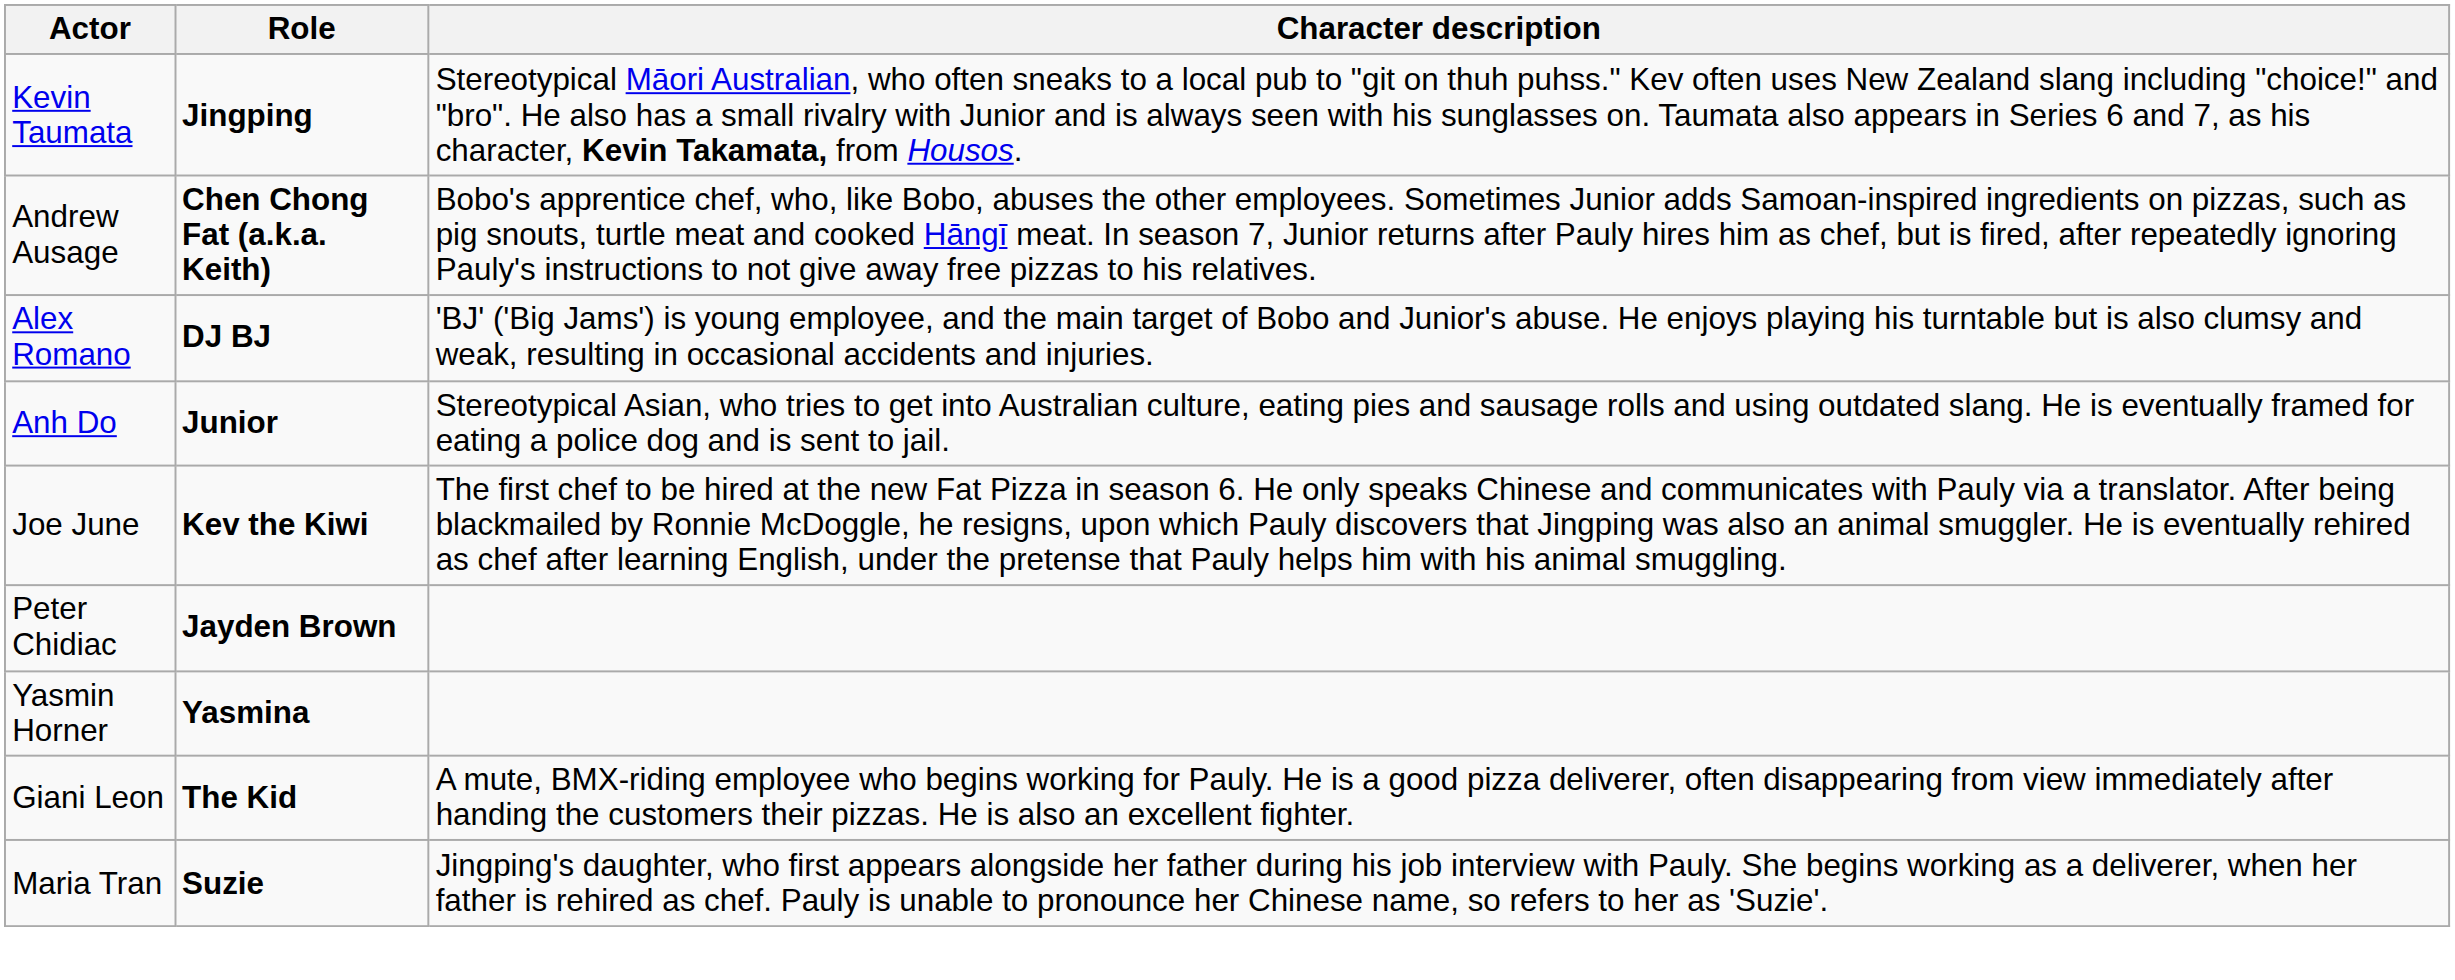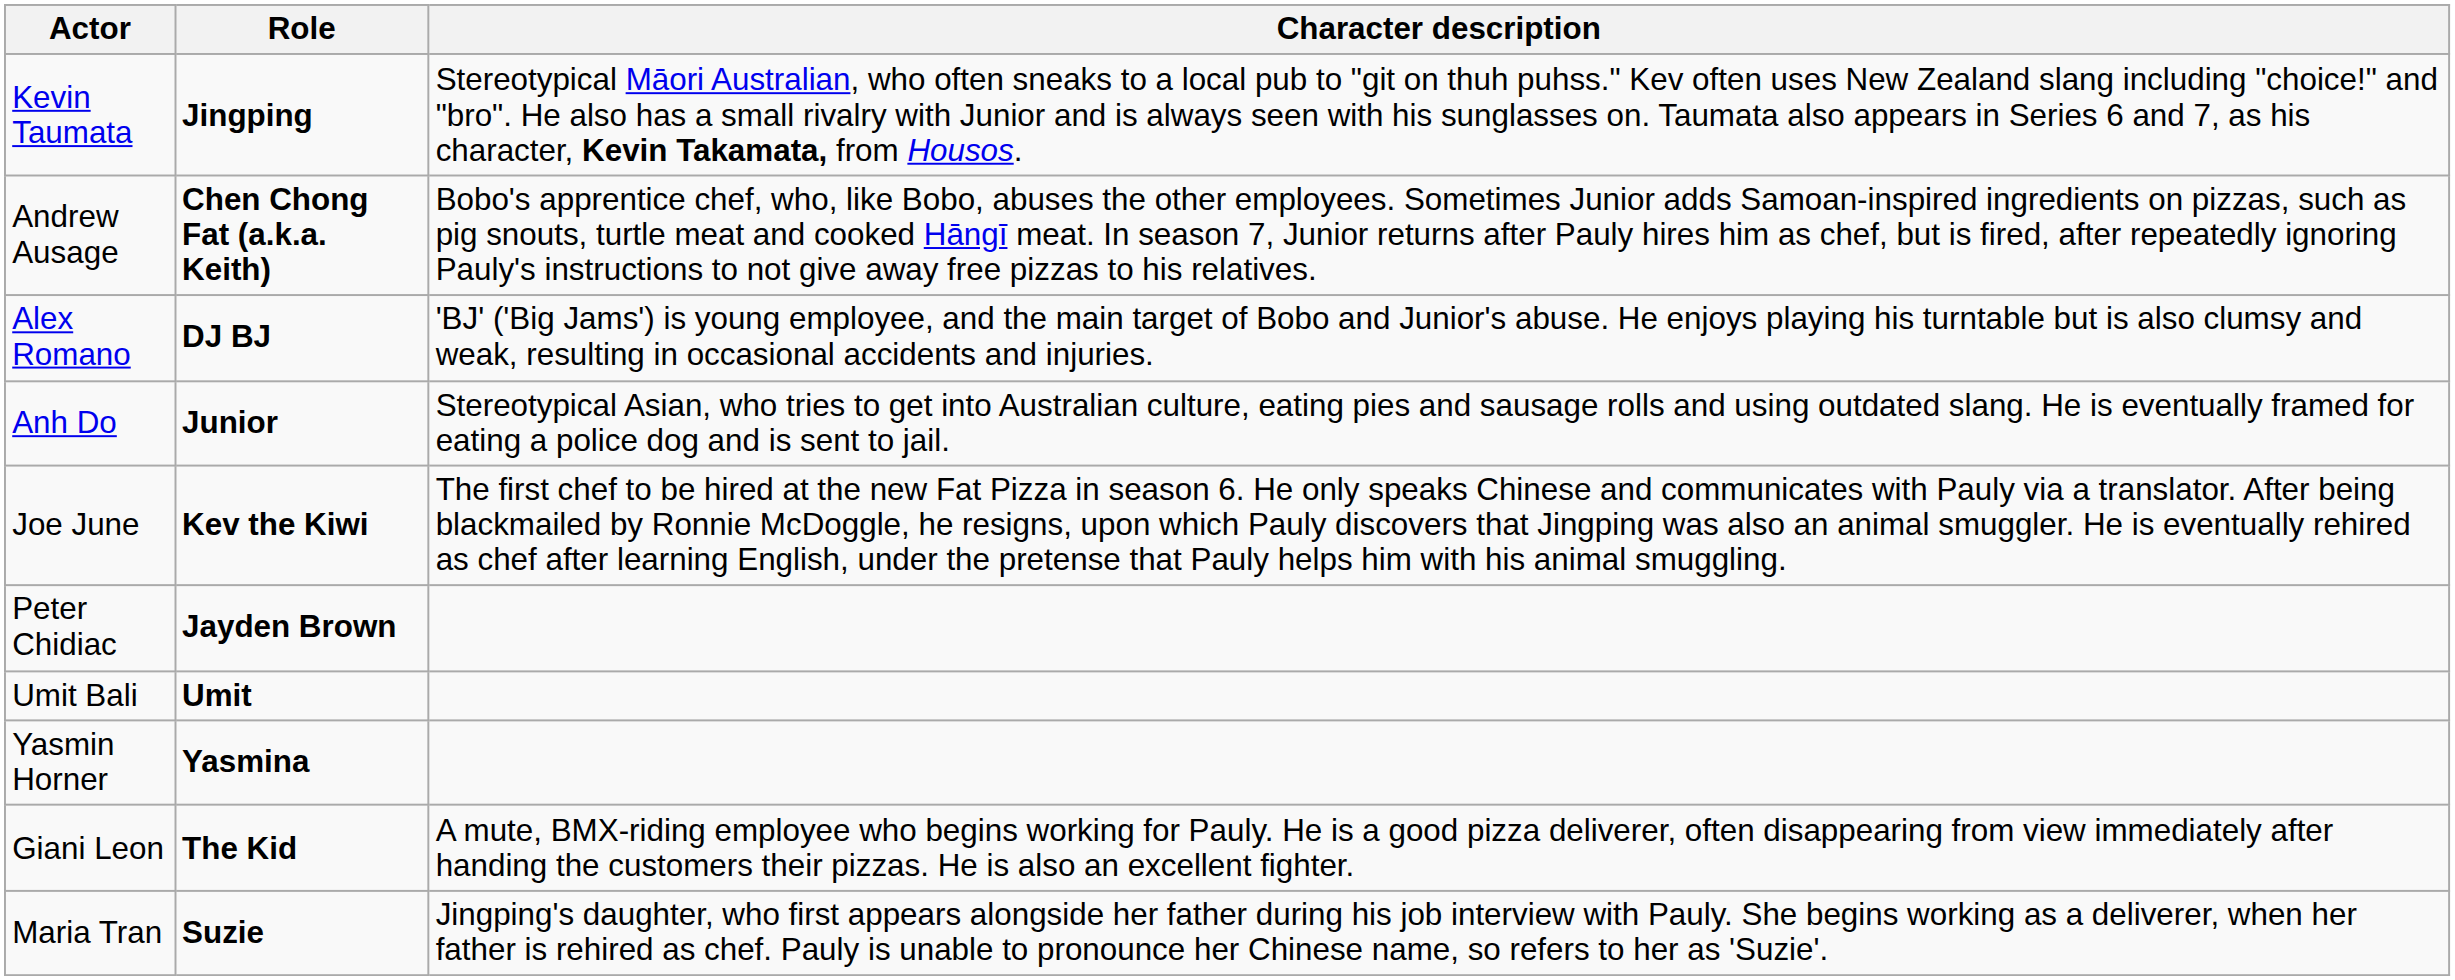+ row: (75, 695)
